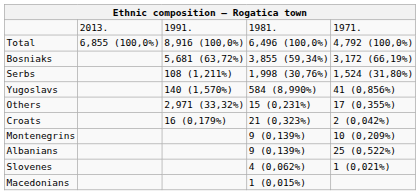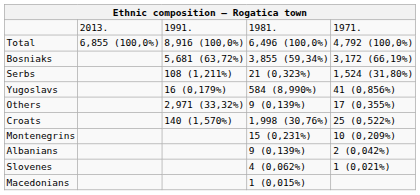(289, 74) 1,998 (30,76%) -> (280, 74) 21 (0,323%)
(198, 89) 140 (1,570%) -> (196, 89) 16 (0,179%)
(280, 105) 15 (0,231%) -> (277, 105) 9 (0,139%)
(196, 120) 16 (0,179%) -> (198, 120) 140 (1,570%)
(280, 120) 21 (0,323%) -> (289, 120) 1,998 (30,76%)
(362, 120) 2 (0,042%) -> (365, 120) 25 (0,522%)
(277, 136) 9 (0,139%) -> (280, 136) 15 (0,231%)
(365, 151) 25 (0,522%) -> (362, 151) 2 (0,042%)
